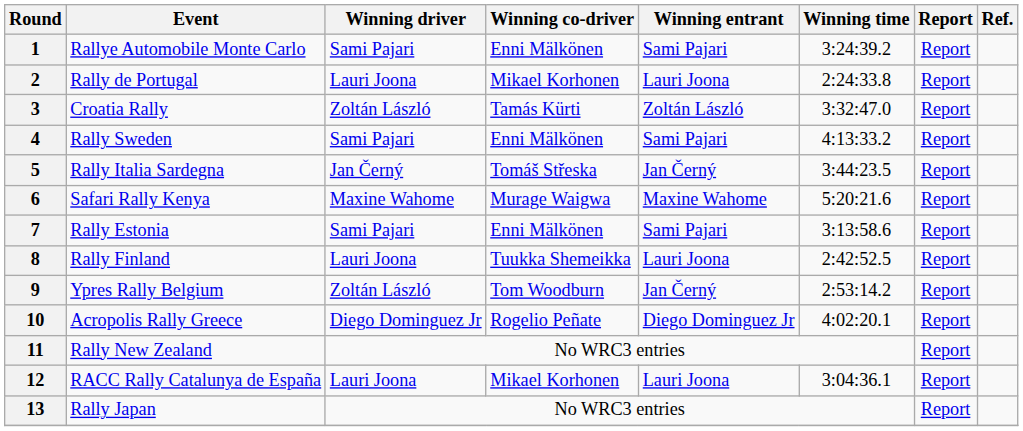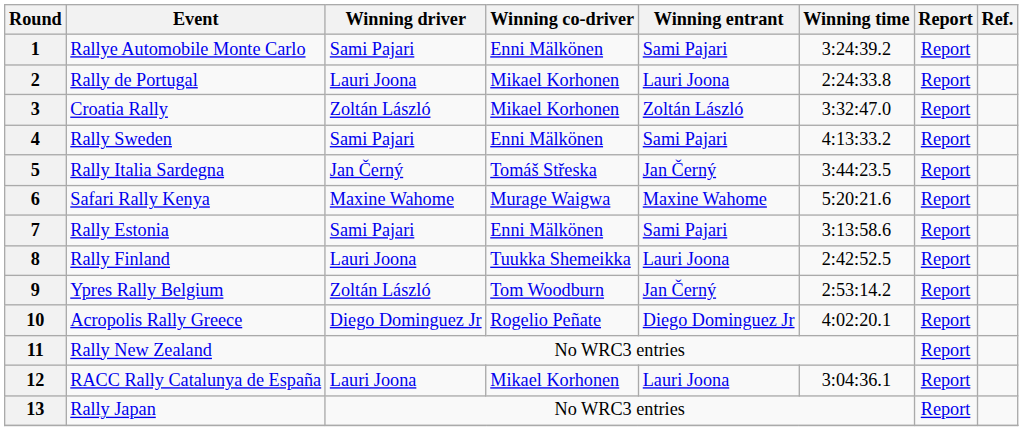(535, 109) Tamás Kürti -> (555, 109) Mikael Korhonen
